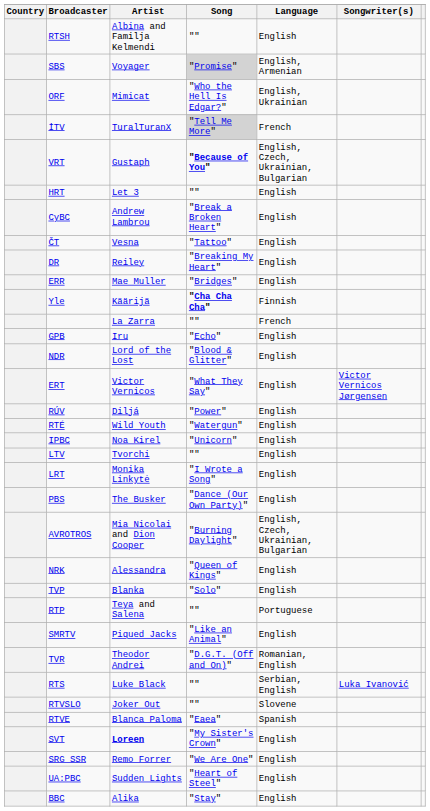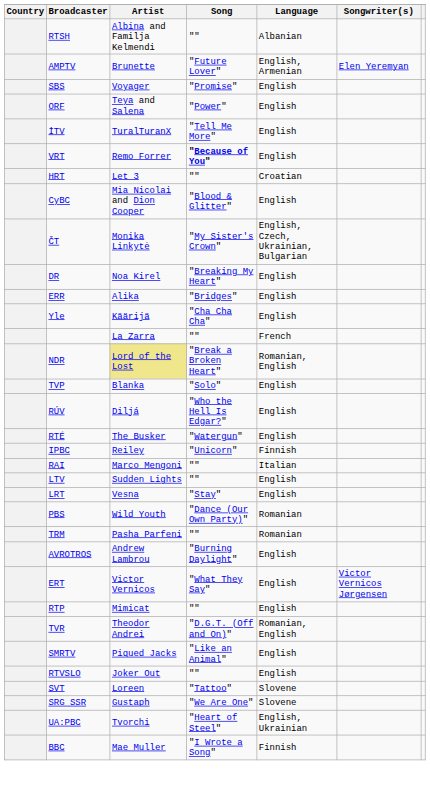(278, 37) English -> (280, 37) Albanian
+ row: (62, 67)
(213, 67) lightgrey background -> (213, 87) no background
(280, 67) English, Armenian -> (278, 87) English
(131, 97) Mimicat -> (133, 106) Teya and Salena
(210, 97) "Who the Hell Is Edgar?" -> (208, 106) "Power"
(283, 97) English, Ukrainian -> (278, 106) English
(210, 127) lightgrey background -> (210, 131) no background
(275, 127) French -> (278, 131) English
(131, 162) Gustaph -> (142, 156) Remo Forrer
(286, 162) English, Czech, Ukrainian, Bulgarian -> (278, 156) English
(278, 193) English -> (280, 176) Croatian
(131, 217) Andrew Lambrou -> (142, 201) Mia Nicolai and Dion Cooper
(210, 217) "Break a Broken Heart" -> (210, 201) "Blood & Glitter"
(125, 242) Vesna -> (131, 242) Monika Linkytė
(210, 242) "Tattoo" -> (221, 242) "My Sister's Crown"
(278, 242) English -> (286, 242) English, Czech, Ukrainian, Bulgarian
(128, 262) Reiley -> (136, 277) Noa Kirel
(139, 282) Mae Muller -> (125, 297) Alika
(210, 302) bold -> (210, 316) normal
(278, 302) Finnish -> (278, 316) English
- row: (57, 336)
(142, 356) no background -> (142, 361) khaki background
(210, 356) "Blood & Glitter" -> (210, 361) "Break a Broken Heart"
(278, 356) English -> (283, 361) Romanian, English
rows swapped: (57, 386) <-> (57, 590)
(208, 411) "Power" -> (210, 411) "Who the Hell Is Edgar?"
(139, 426) Wild Youth -> (139, 436) The Busker
(136, 440) Noa Kirel -> (128, 451) Reiley
(278, 440) English -> (278, 451) Finnish
+ row: (57, 465)
(131, 455) Tvorchi -> (147, 480) Sudden Lights
(131, 475) Monika Linkytė -> (125, 495) Vesna
(216, 475) "I Wrote a Song" -> (205, 495) "Stay"
(139, 500) The Busker -> (139, 514) Wild Youth
(278, 500) English -> (280, 514) Romanian
+ row: (57, 534)
(142, 535) Mia Nicolai and Dion Cooper -> (131, 554) Andrew Lambrou
(286, 535) English, Czech, Ukrainian, Bulgarian -> (278, 554) English
- row: (57, 570)
(133, 610) Teya and Salena -> (131, 609) Mimicat
(286, 610) Portuguese -> (278, 609) English
rows swapped: (57, 660) <-> (62, 635)
- row: (57, 685)
(278, 705) Slovene -> (278, 674) English
- row: (59, 719)
(128, 739) bold -> (128, 688) normal
(221, 739) "My Sister's Crown" -> (210, 688) "Tattoo"
(278, 739) English -> (278, 688) Slovene
(142, 759) Remo Forrer -> (131, 703) Gustaph
(278, 759) English -> (278, 703) Slovene
(147, 779) Sudden Lights -> (131, 723) Tvorchi
(278, 779) English -> (283, 723) English, Ukrainian
(125, 799) Alika -> (139, 748) Mae Muller
(205, 799) "Stay" -> (216, 748) "I Wrote a Song"
(278, 799) English -> (278, 748) Finnish
